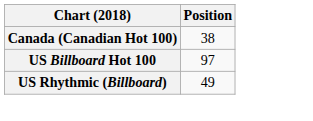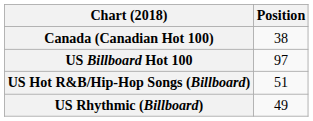+ row: (129, 82)
